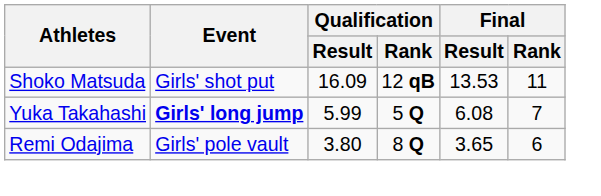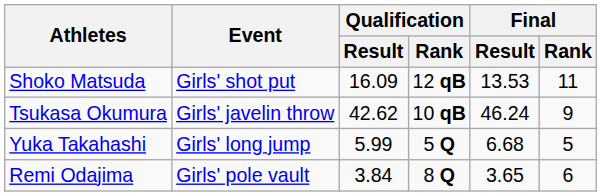+ row: (88, 113)
(229, 113) bold -> (243, 144) normal
(474, 113) 6.08 -> (505, 144) 6.68
(537, 113) 7 -> (568, 144) 5
(342, 144) 3.80 -> (373, 175) 3.84
